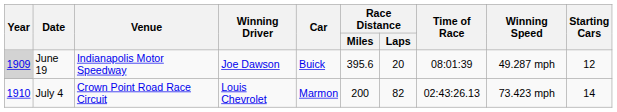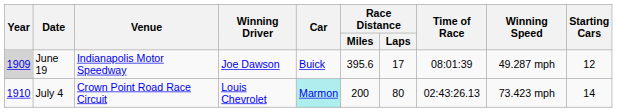(398, 64) 20 -> (398, 64) 17
(319, 93) no background -> (319, 93) paleturquoise background
(398, 93) 82 -> (398, 93) 80
